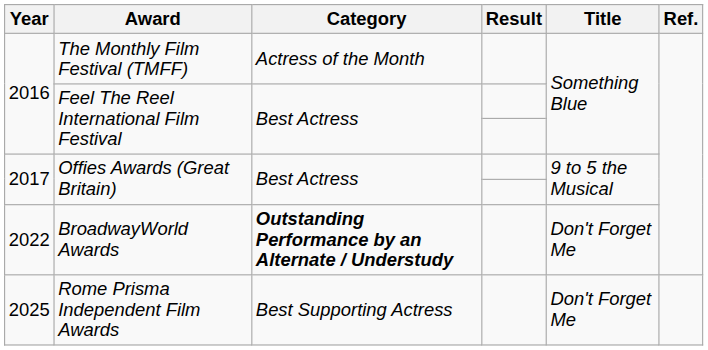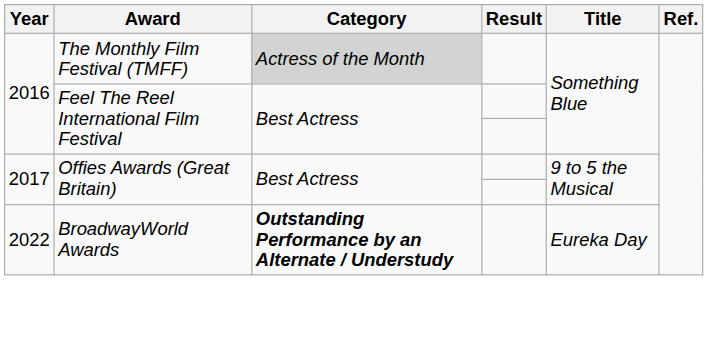(340, 58) no background -> (340, 58) lightgrey background
(601, 239) Don't Forget Me -> (599, 239) Eureka Day
- row: (29, 309)
